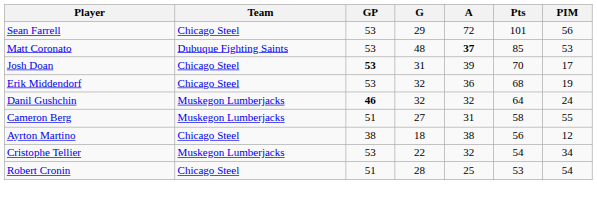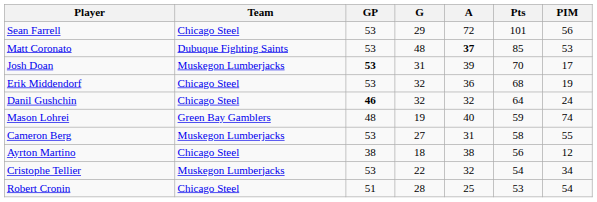(208, 65) Chicago Steel -> (231, 65) Muskegon Lumberjacks
(231, 100) Muskegon Lumberjacks -> (208, 100) Chicago Steel
+ row: (38, 118)
(370, 118) 51 -> (370, 135) 53
